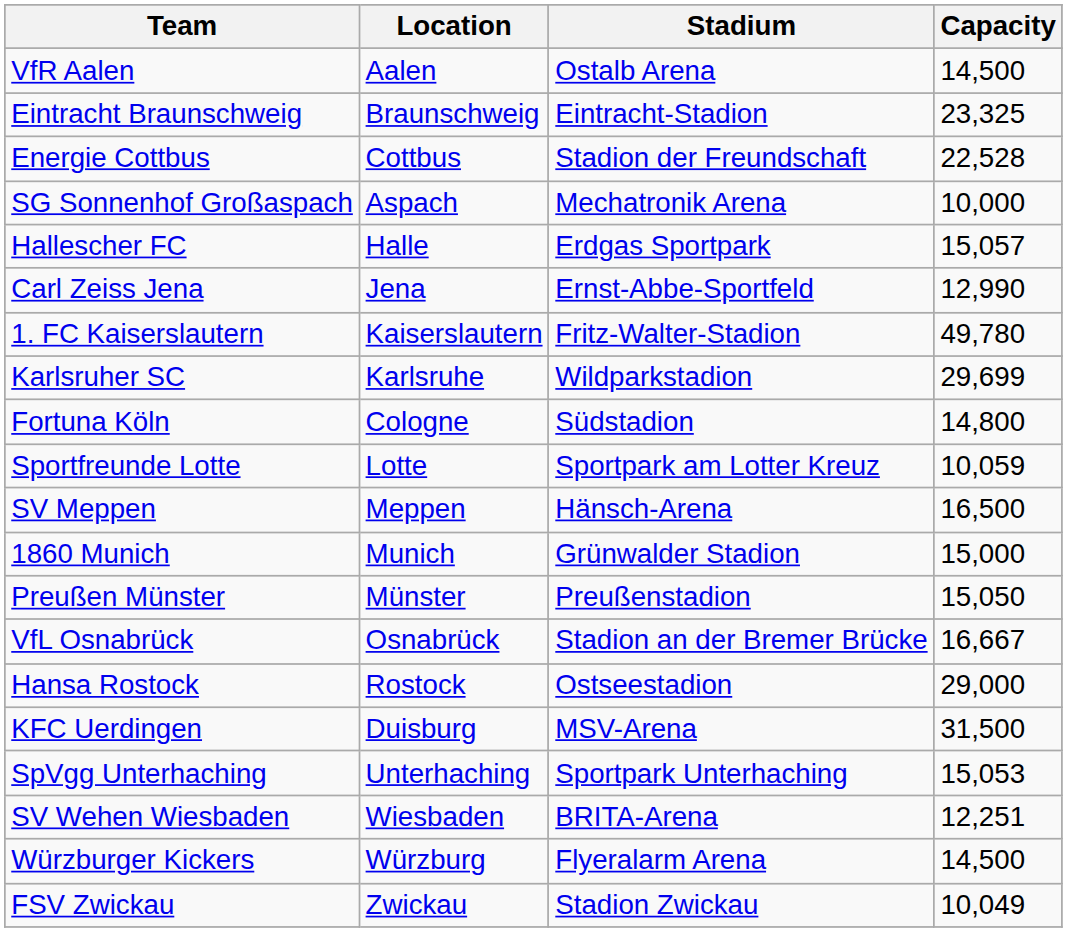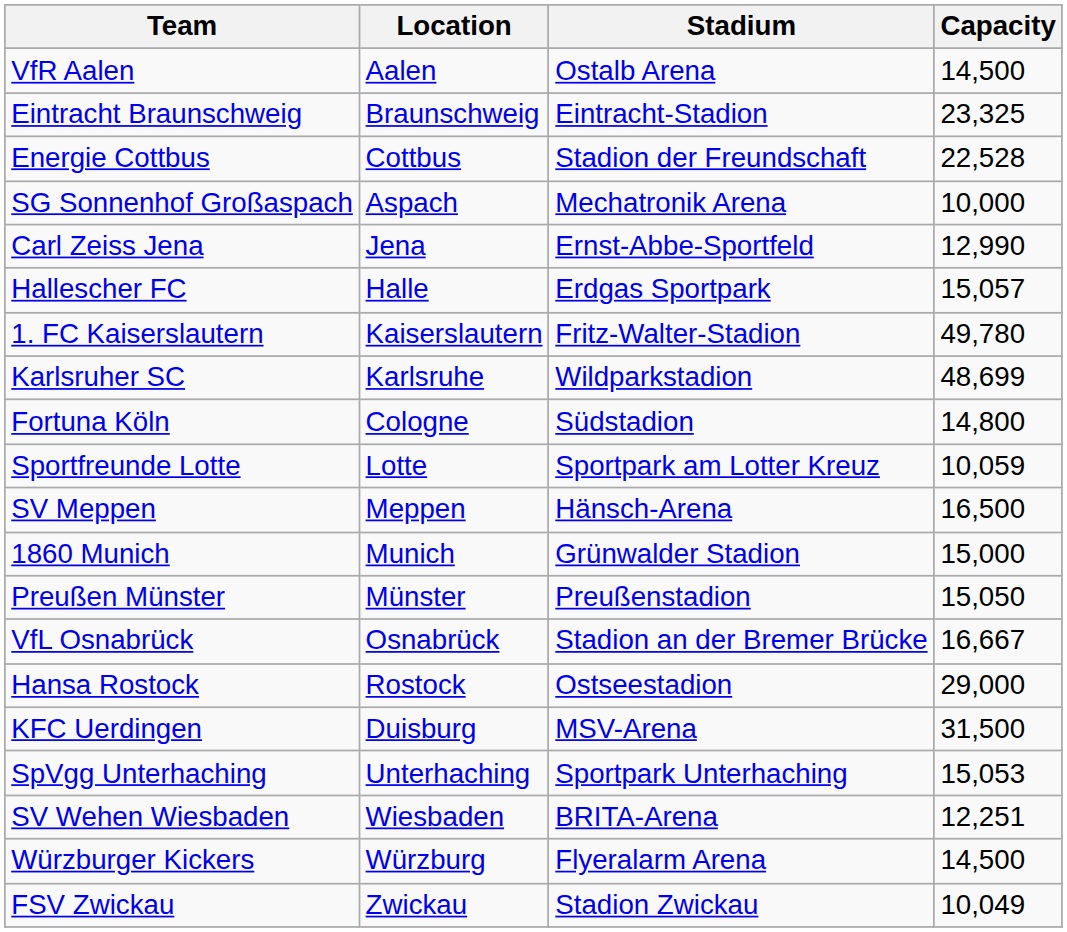rows swapped: (99, 245) <-> (107, 289)
(983, 377) 29,699 -> (983, 377) 48,699
